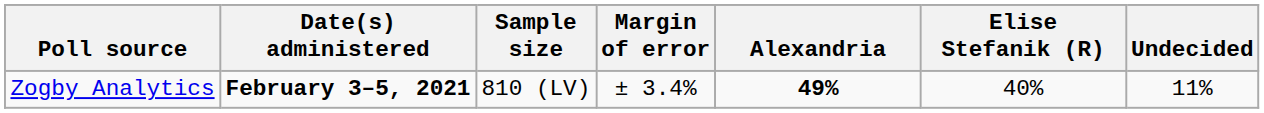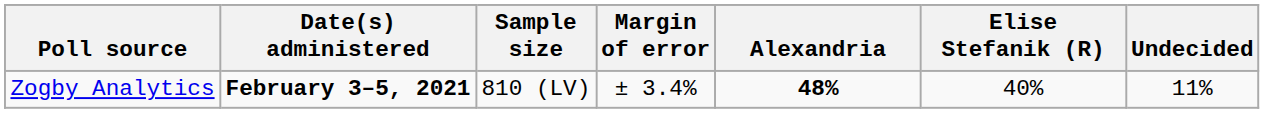(818, 89) 49% -> (818, 89) 48%
